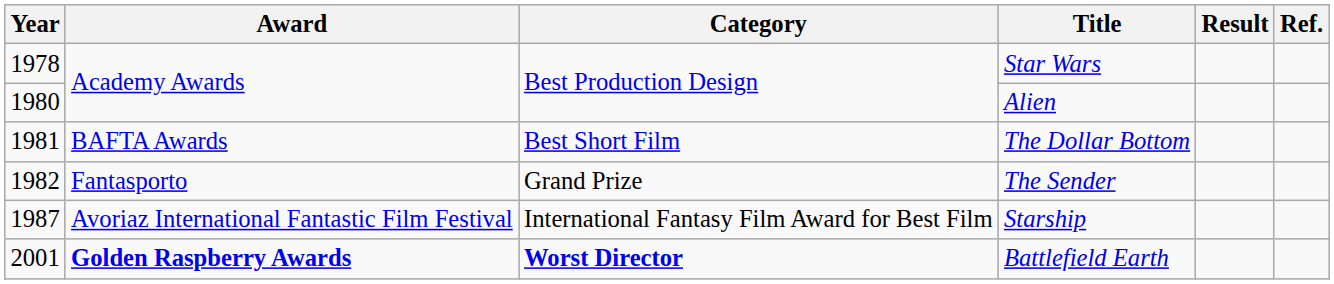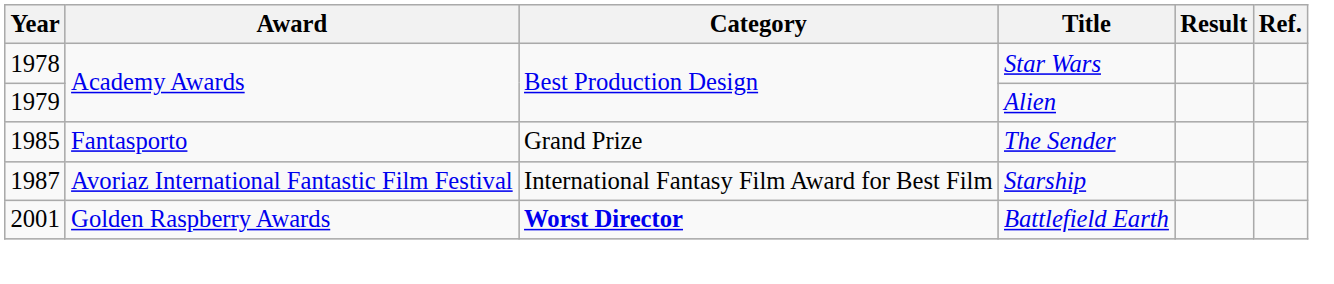(35, 102) 1980 -> (35, 102) 1979
- row: (1097, 141)
(35, 180) 1982 -> (35, 141) 1985
(211, 258) bold -> (201, 219) normal
